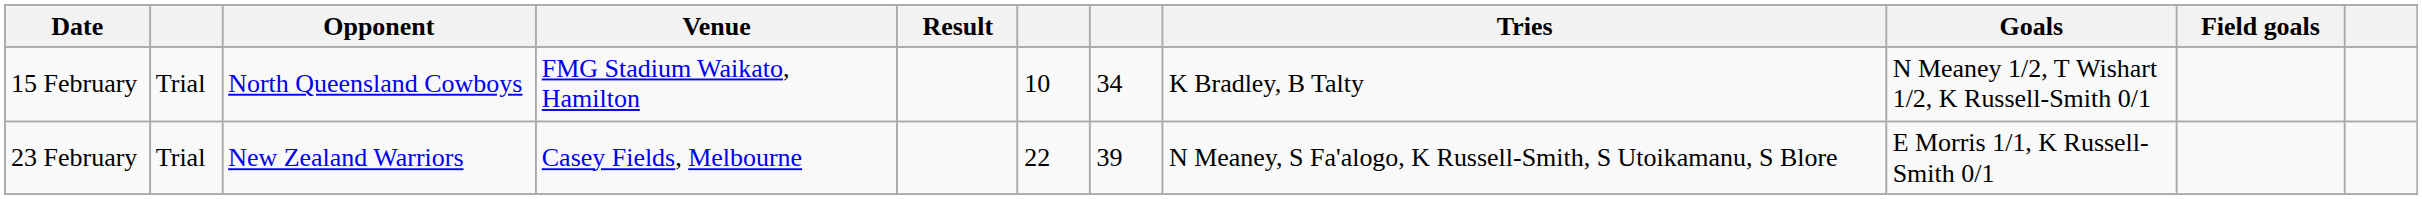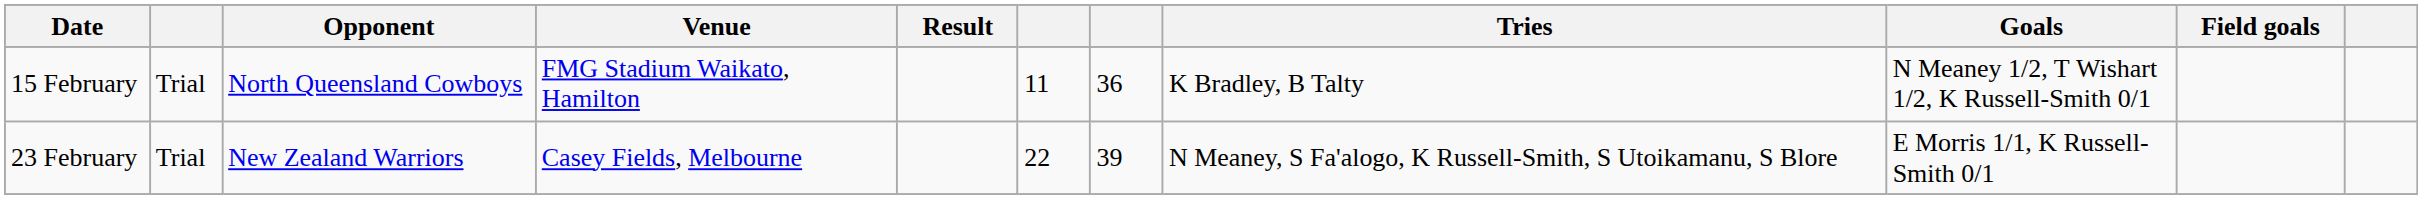(1037, 83) 10 -> (1037, 83) 11
(1110, 83) 34 -> (1110, 83) 36
